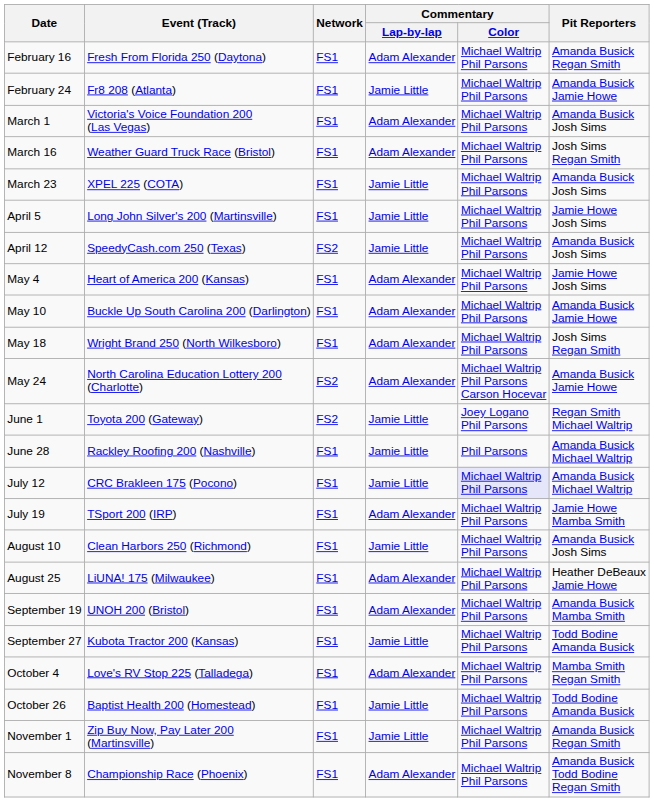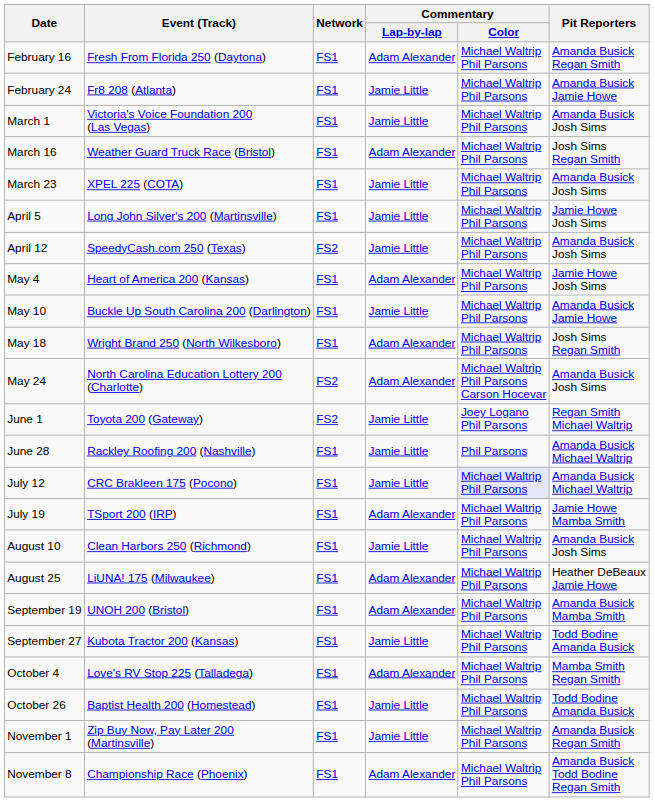(412, 121) Adam Alexander -> (398, 121) Jamie Little
(412, 311) Adam Alexander -> (398, 311) Jamie Little
(593, 381) Amanda Busick Jamie Howe -> (593, 381) Amanda Busick Josh Sims
